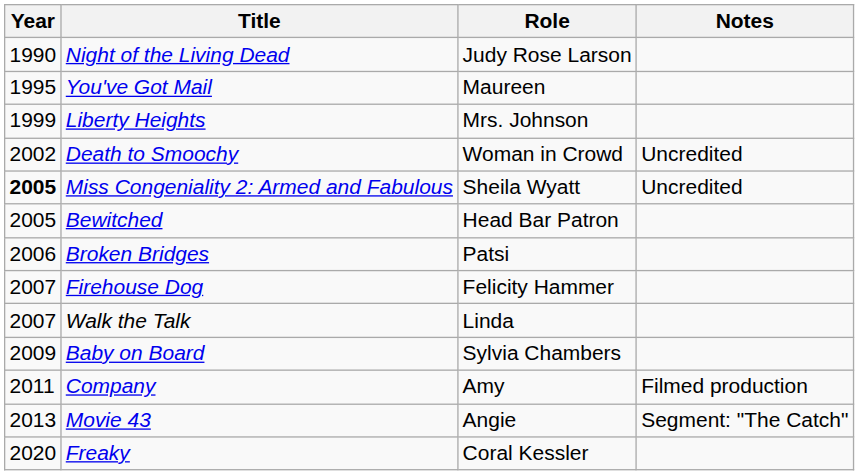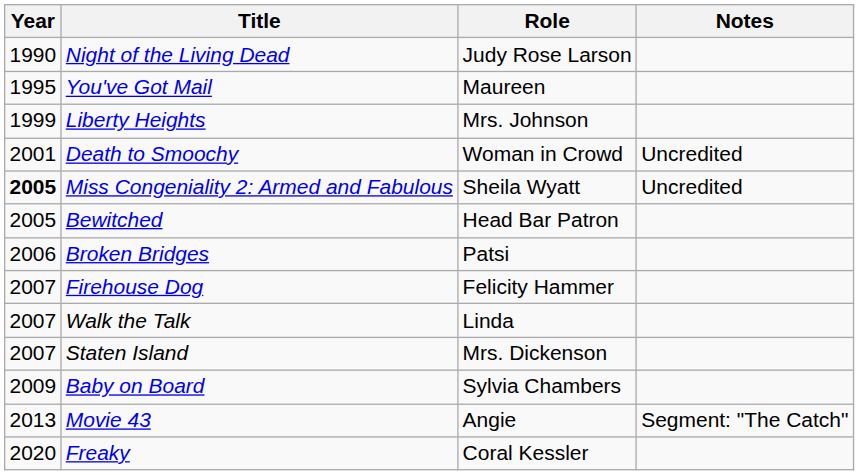(33, 154) 2002 -> (33, 154) 2001
+ row: (127, 353)
- row: (111, 386)
